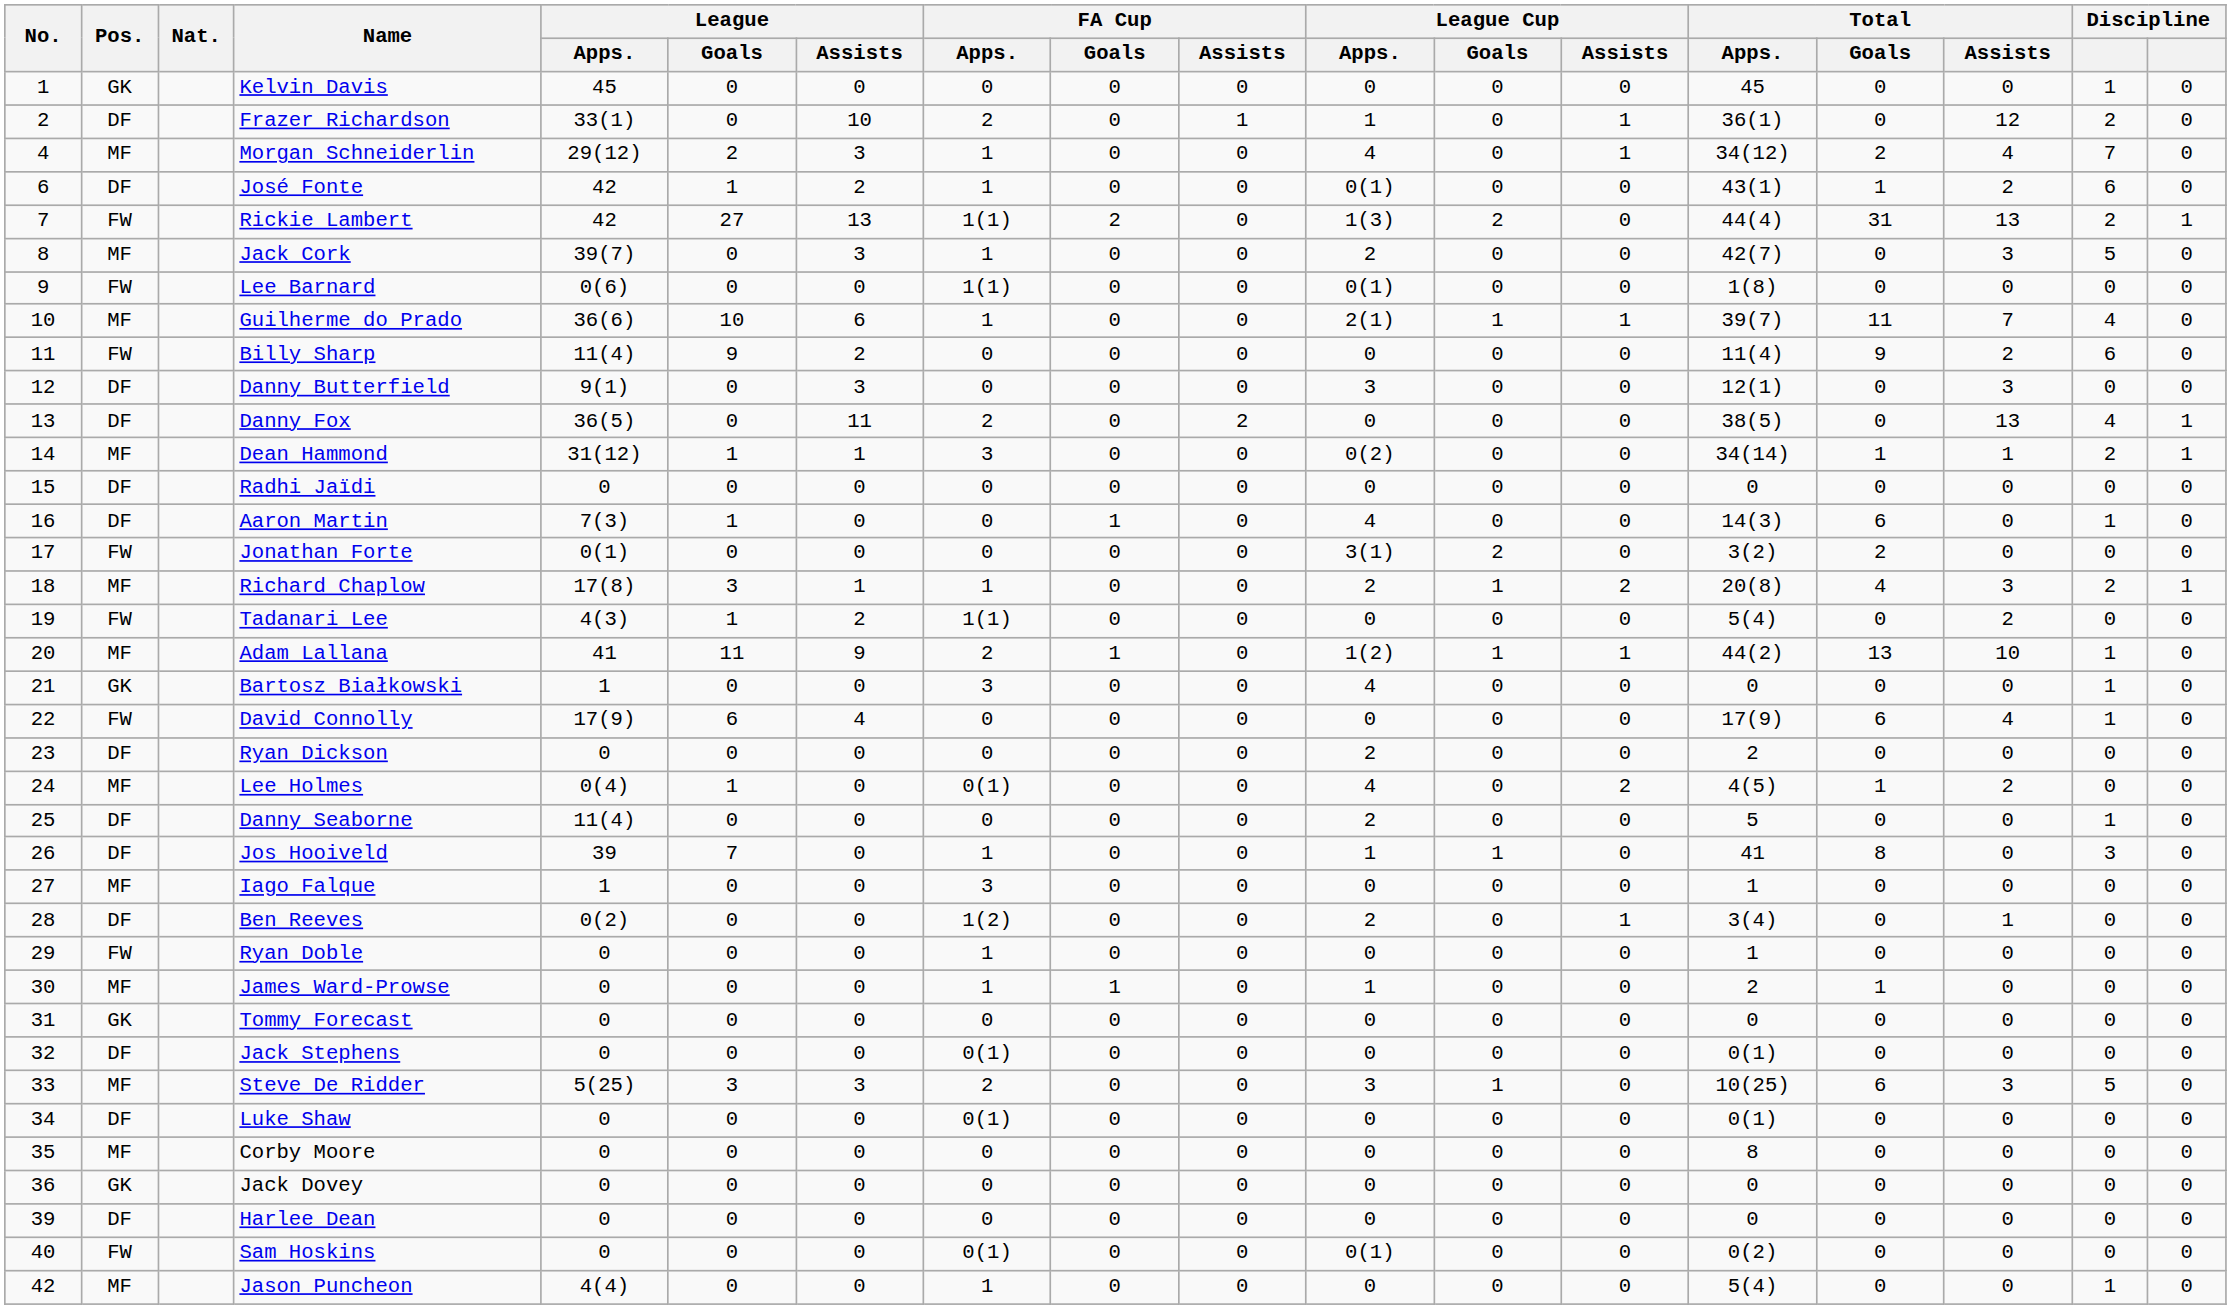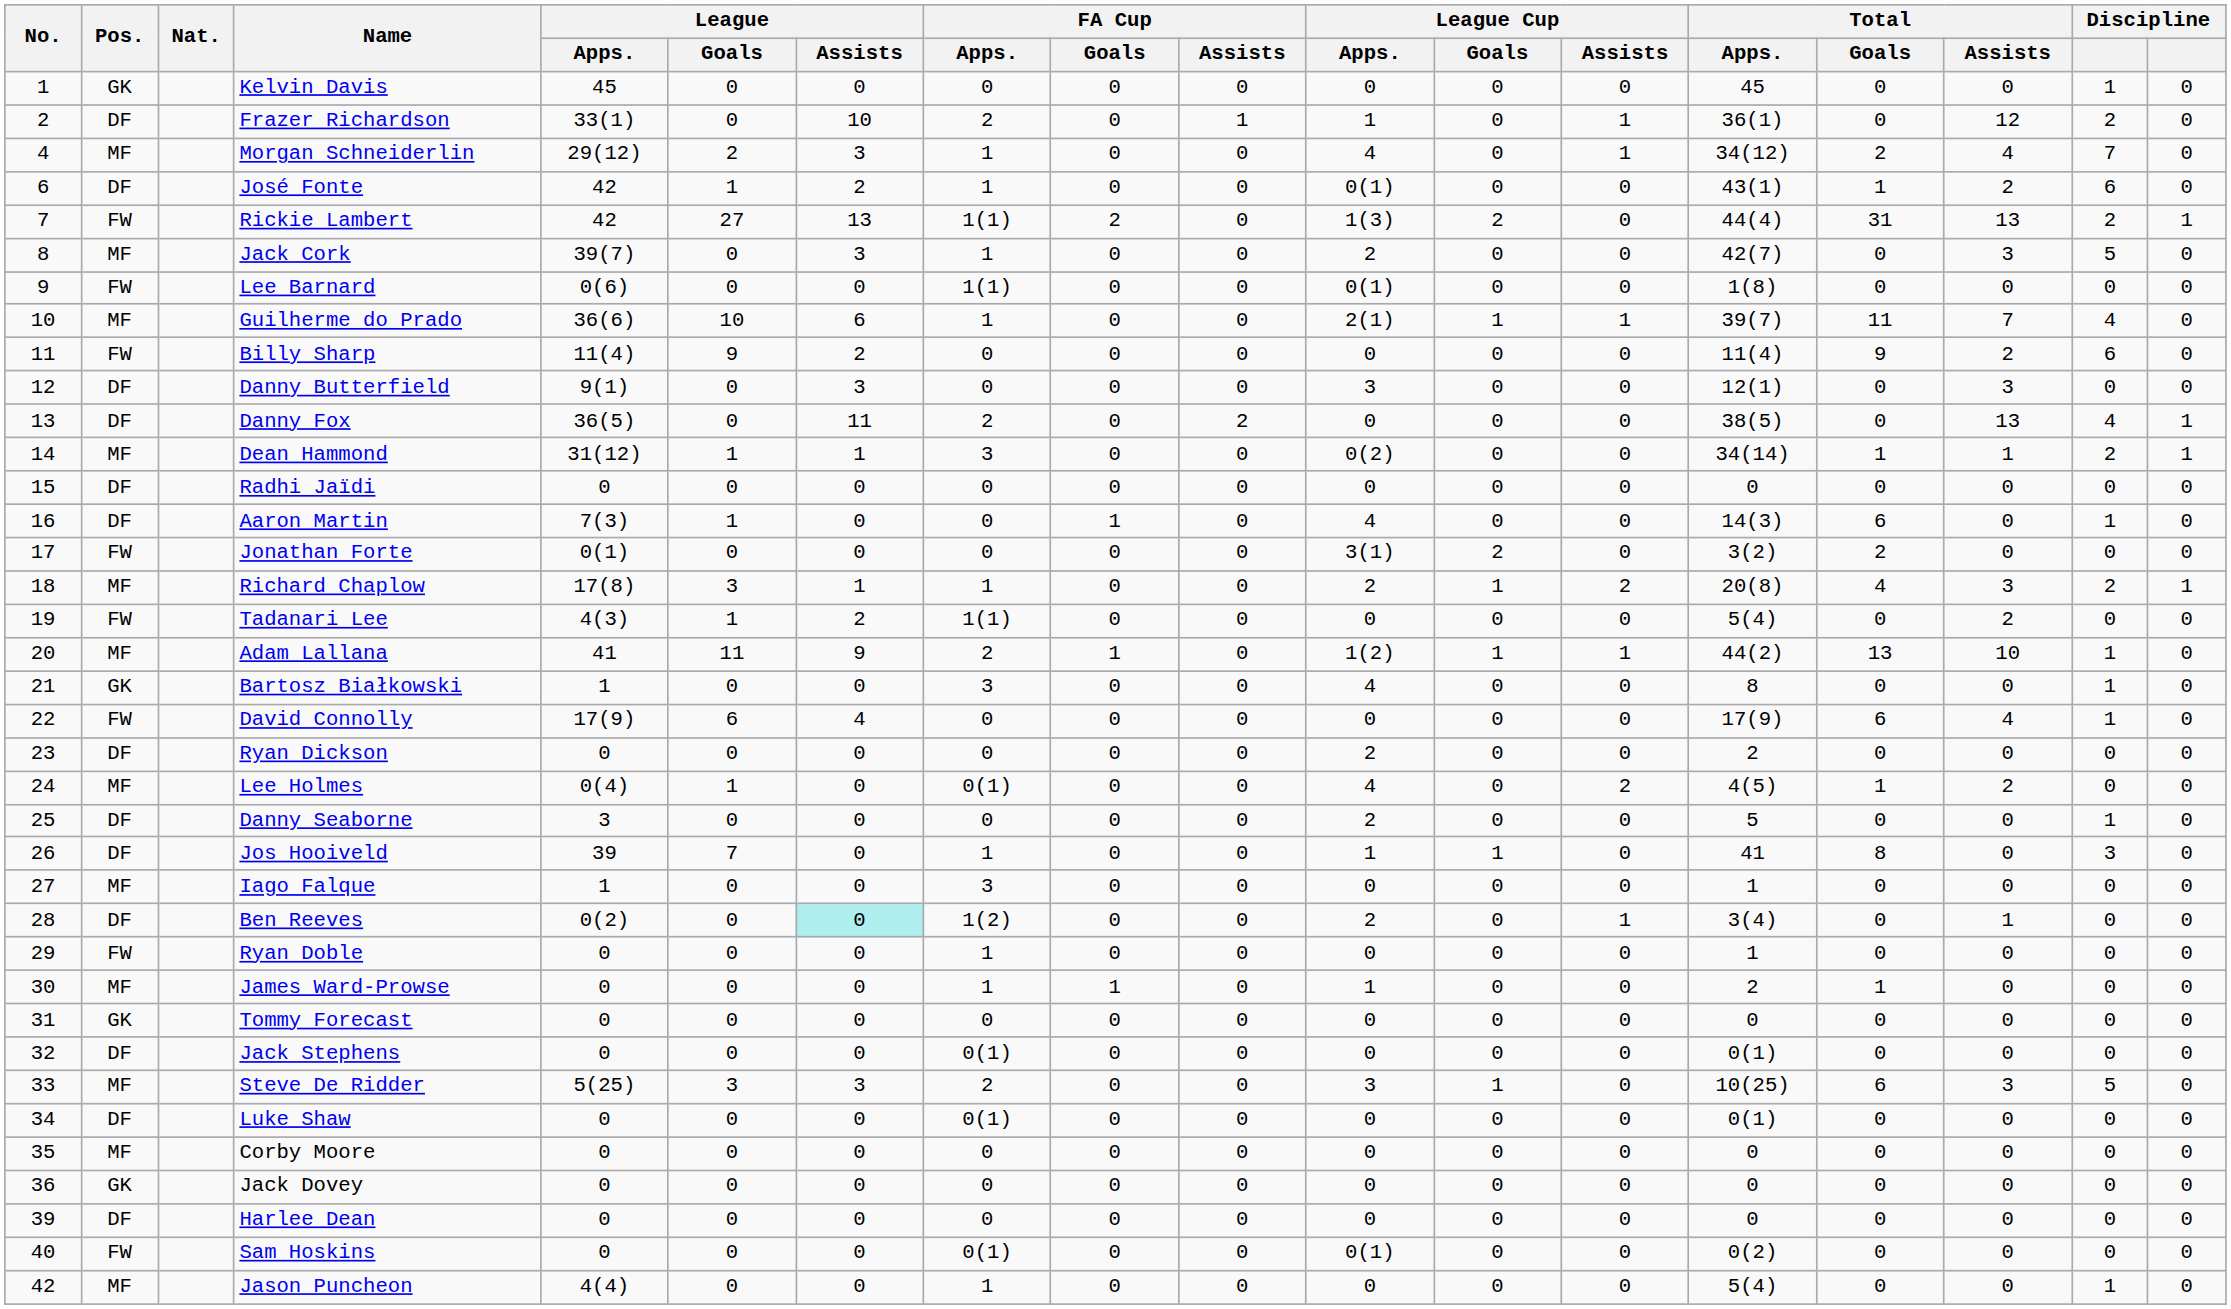(1753, 688) 0 -> (1753, 688) 8
(604, 821) 11(4) -> (604, 821) 3
(860, 921) no background -> (860, 921) paleturquoise background
(1753, 1154) 8 -> (1753, 1154) 0
